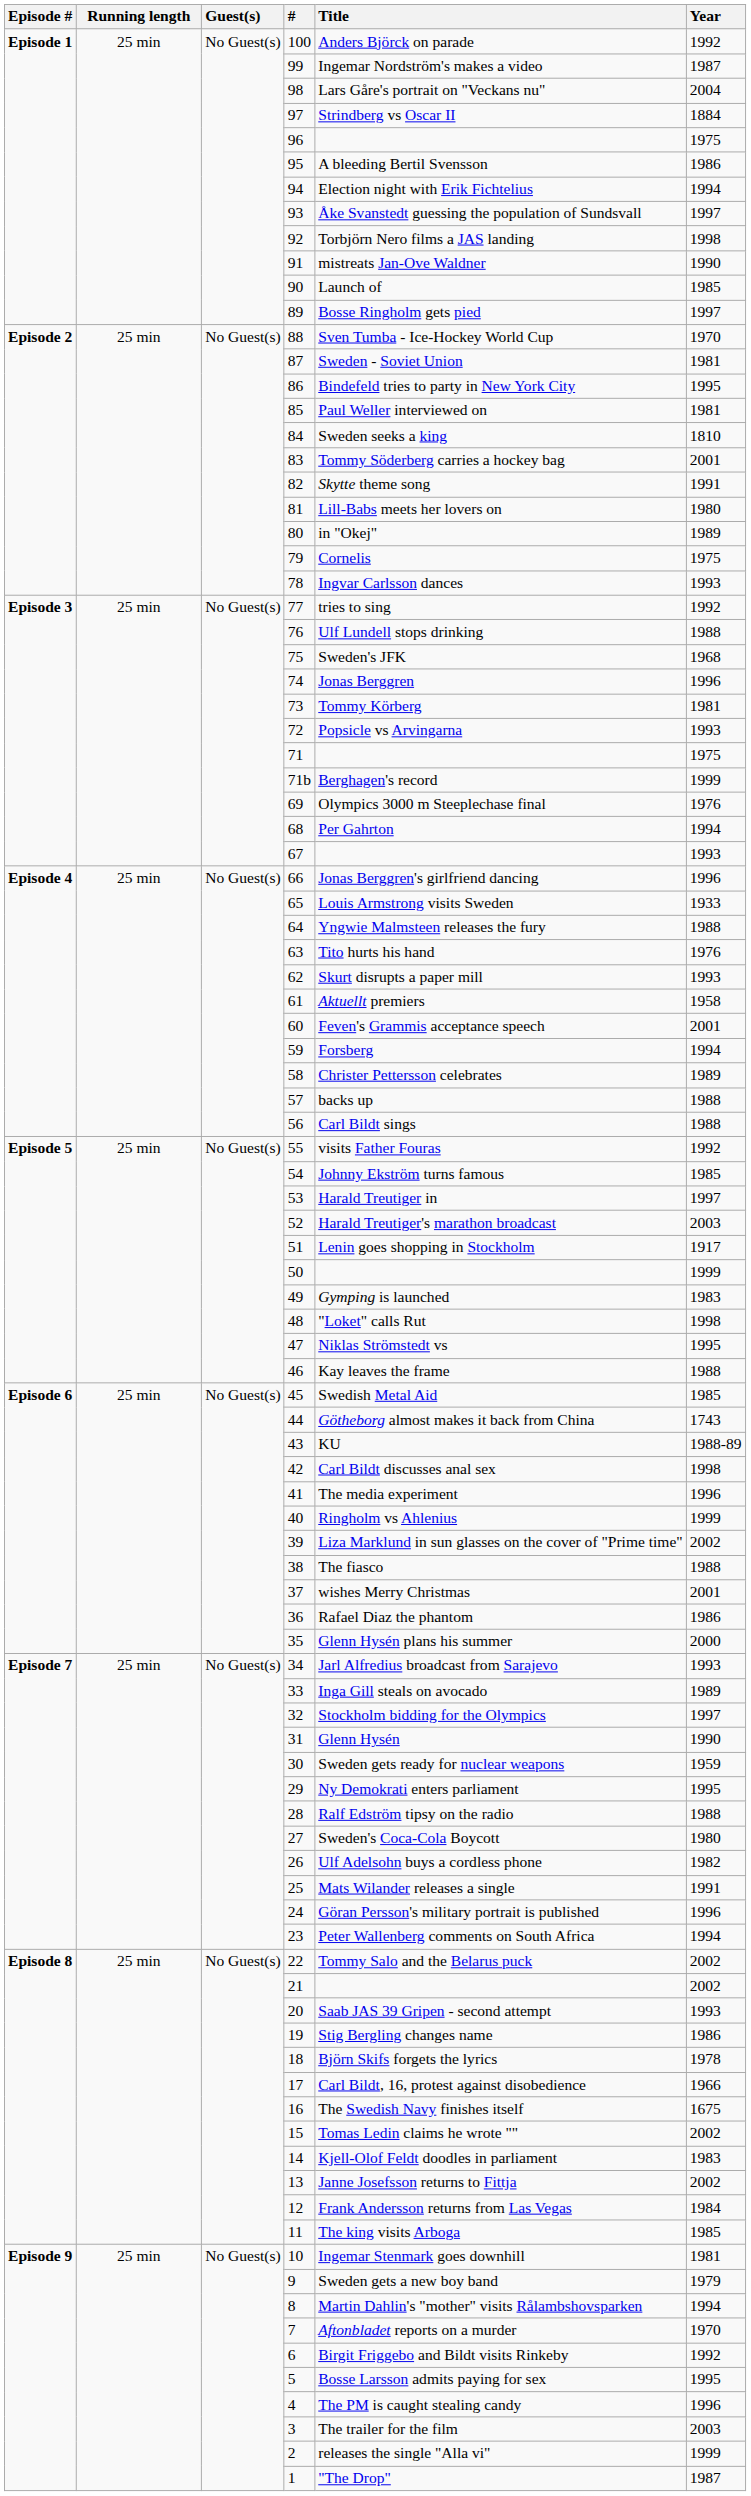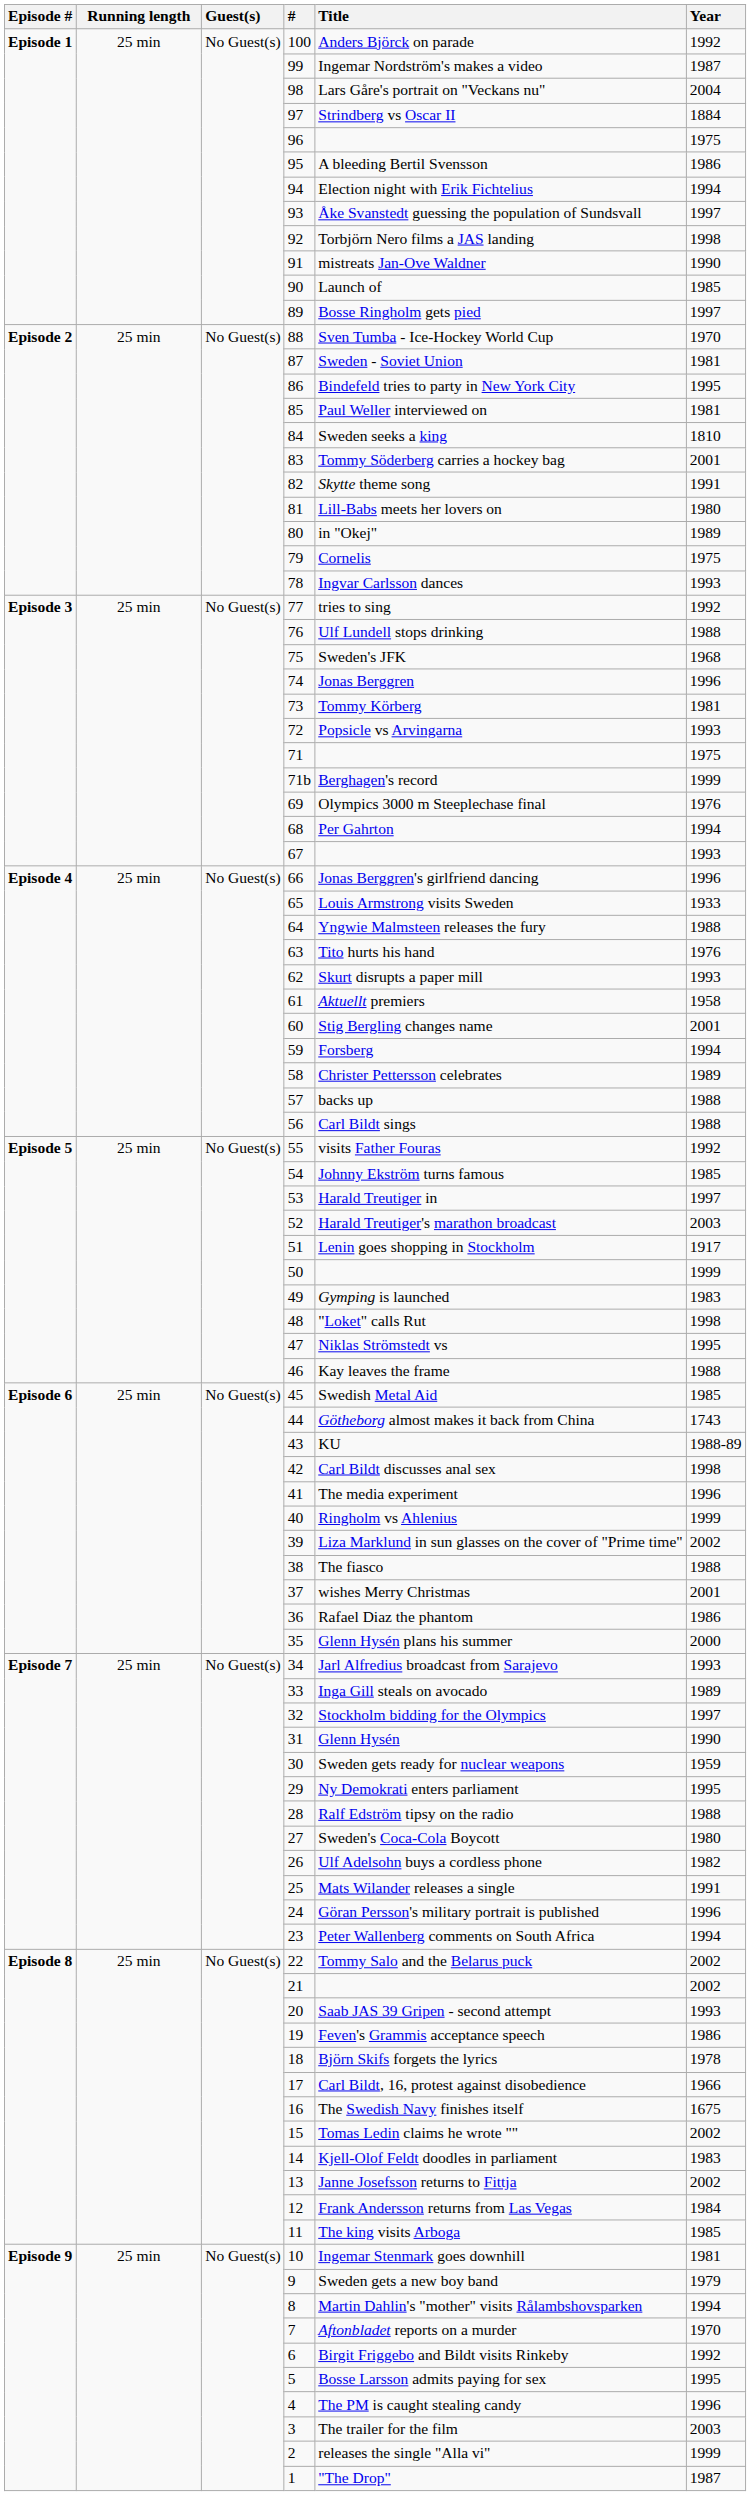(431, 1025) Feven's Grammis acceptance speech -> (405, 1025) Stig Bergling changes name
(405, 2035) Stig Bergling changes name -> (431, 2035) Feven's Grammis acceptance speech
